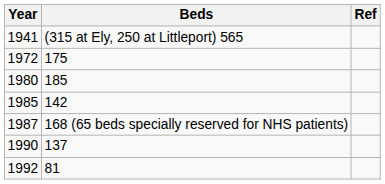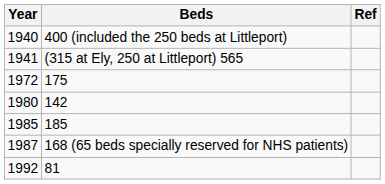+ row: (23, 37)
(56, 80) 185 -> (56, 102) 142
(56, 102) 142 -> (56, 124) 185
- row: (23, 146)
